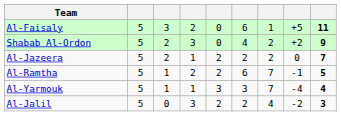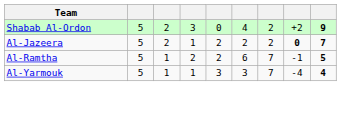- row: (35, 27)
(297, 58) normal -> (297, 42) bold
- row: (29, 104)
